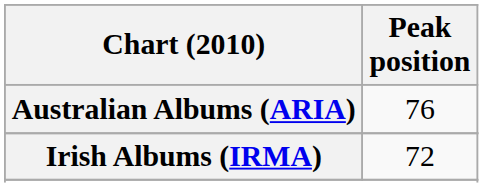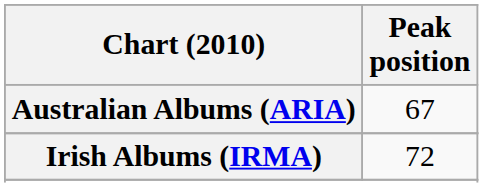(420, 108) 76 -> (420, 108) 67
